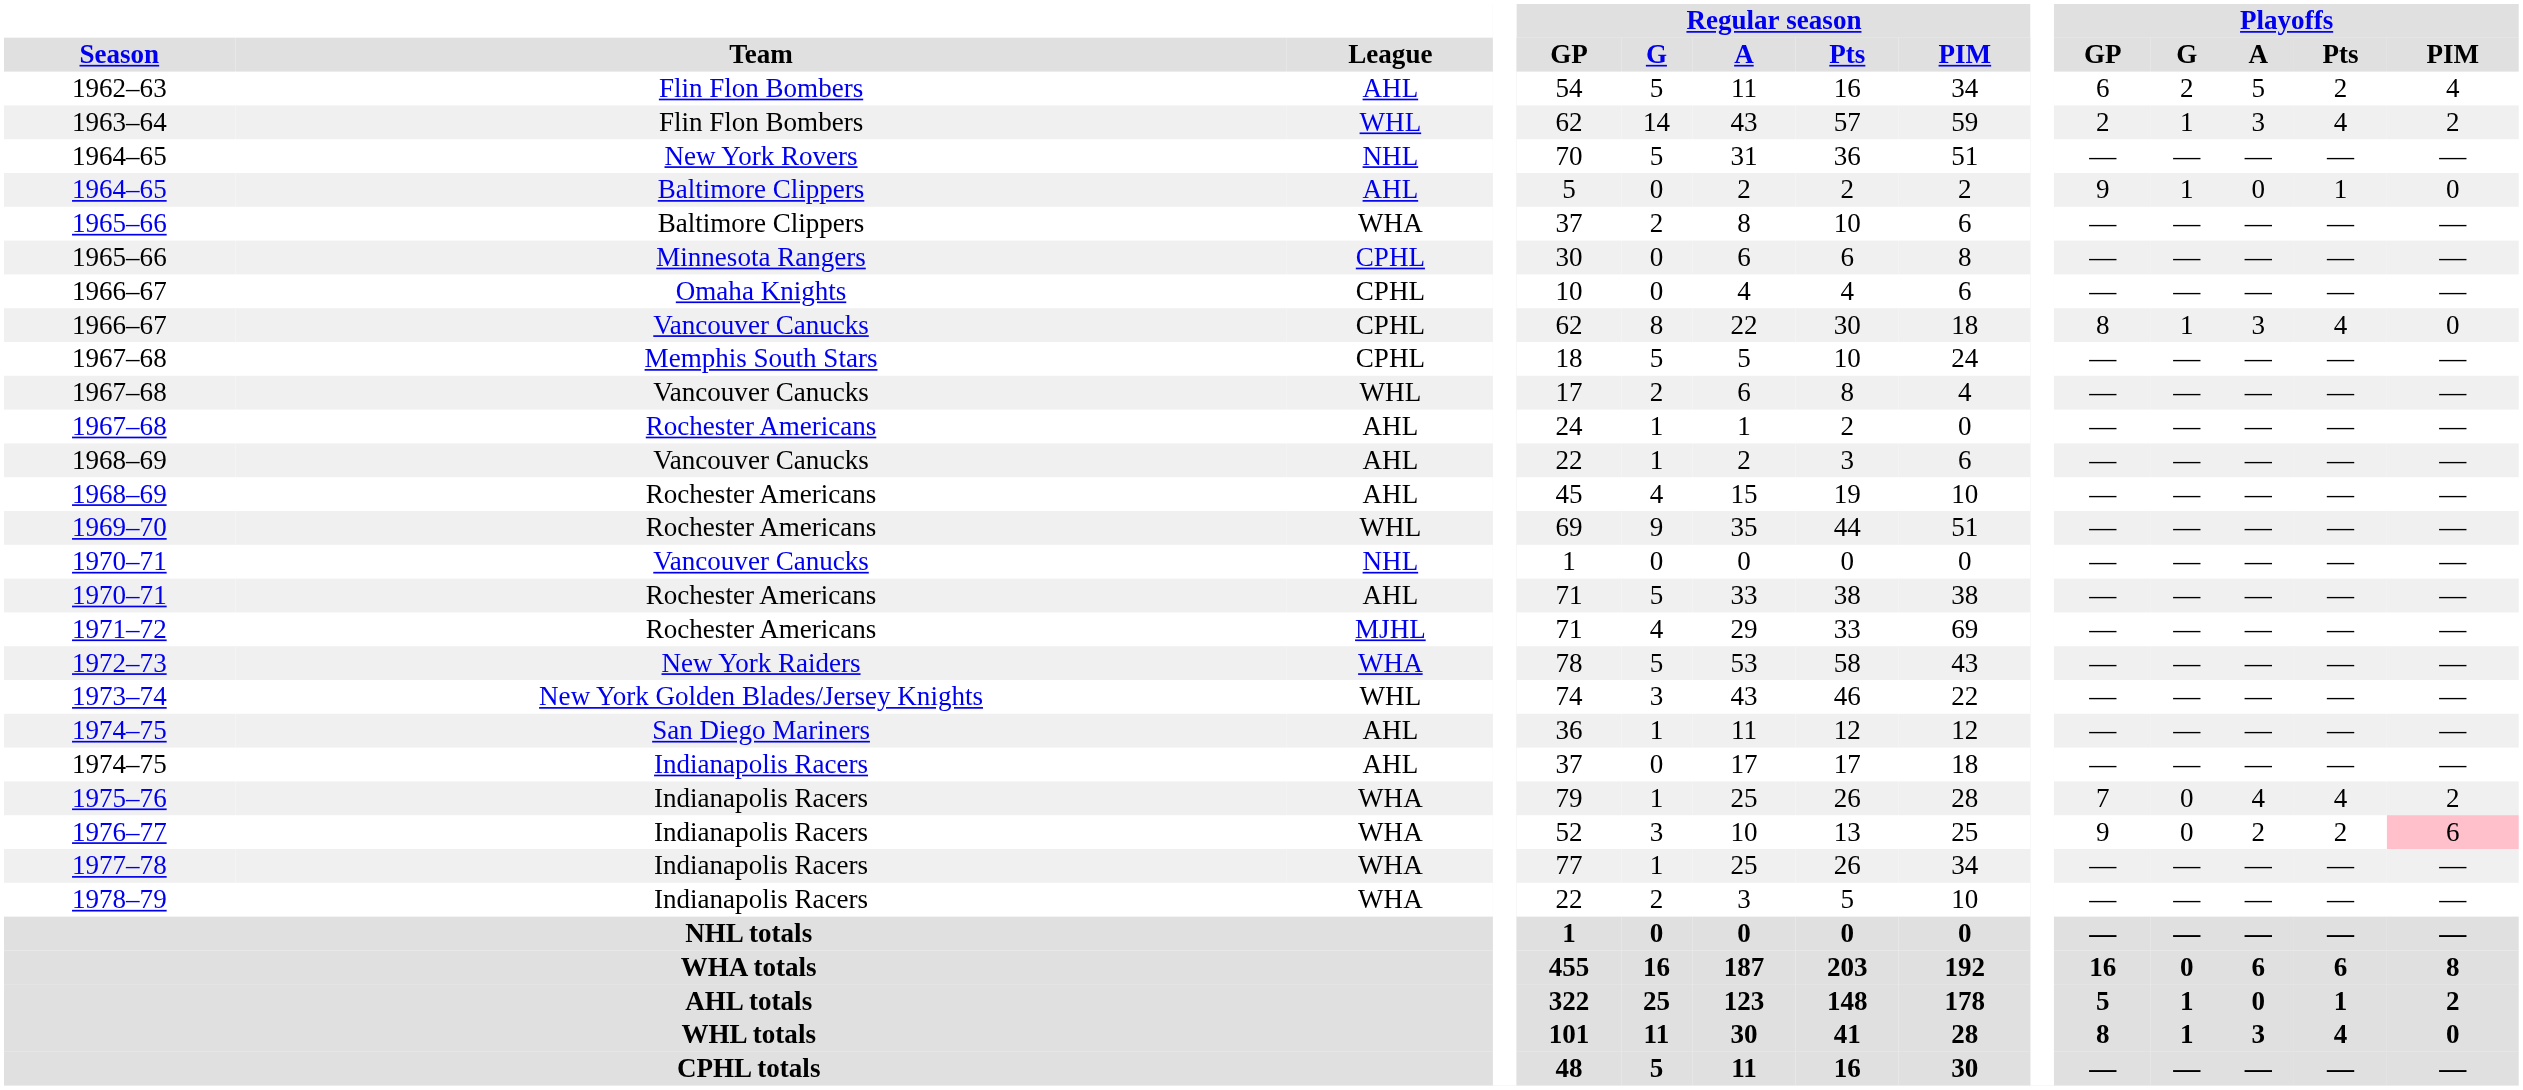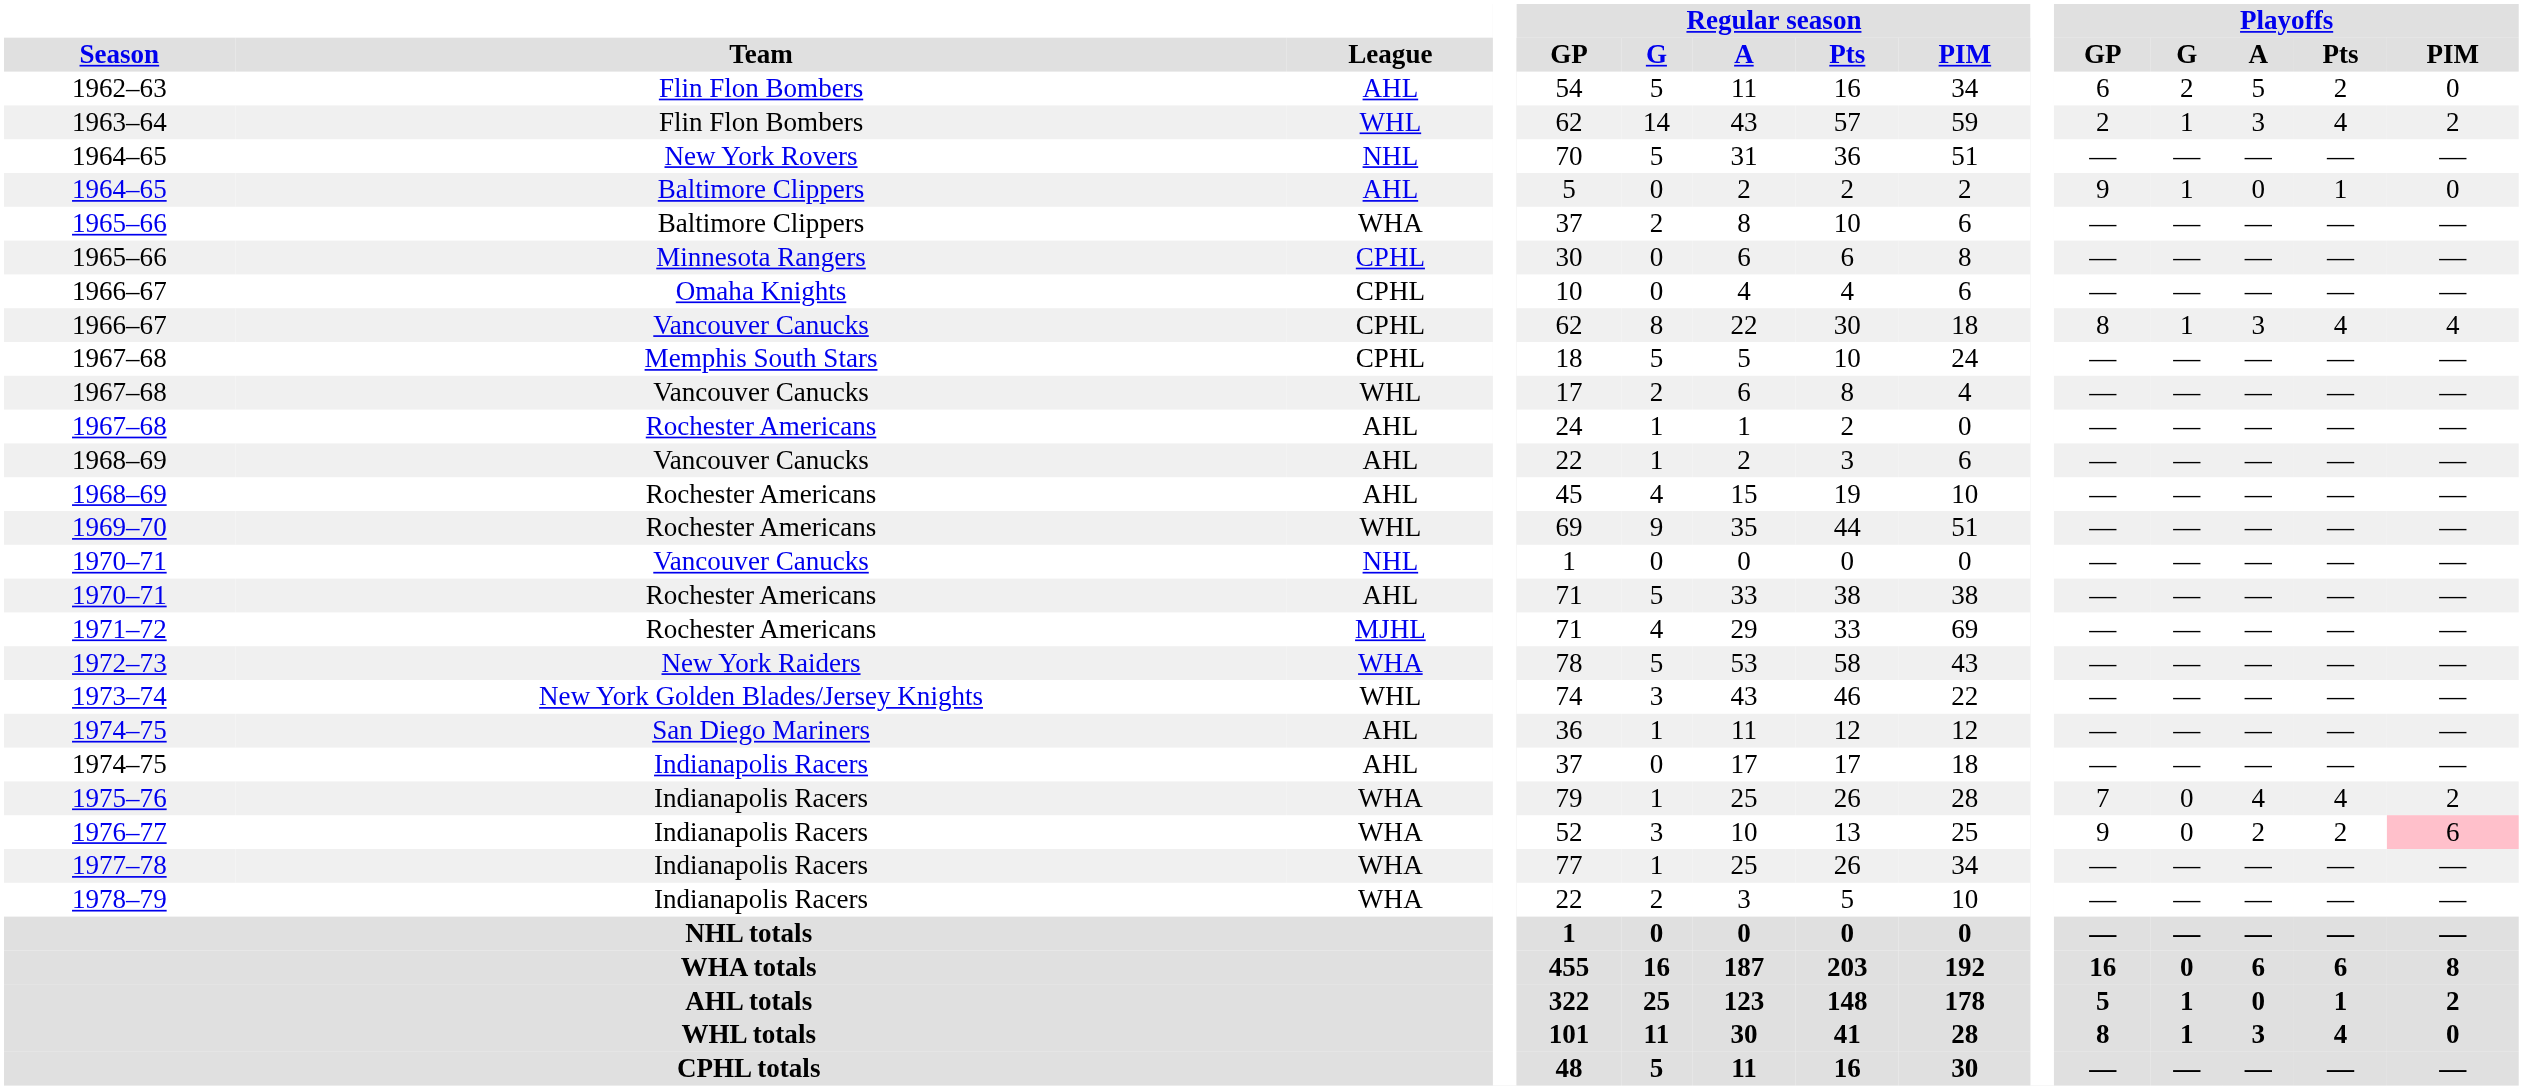(2453, 88) 4 -> (2453, 88) 0
(2453, 324) 0 -> (2453, 324) 4
